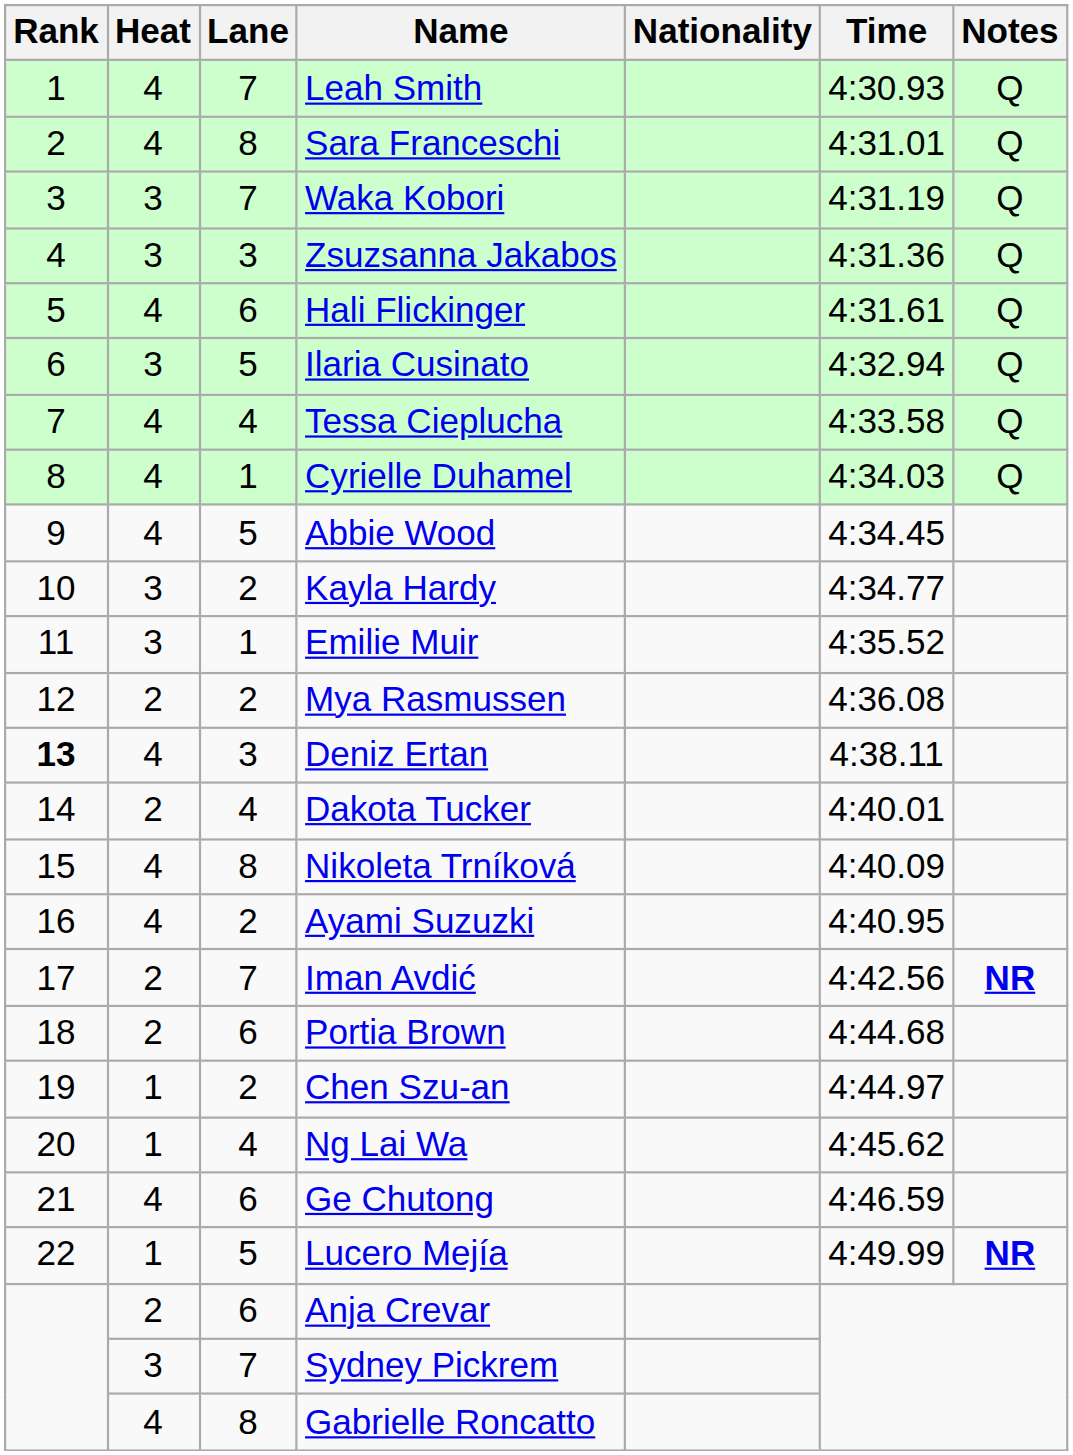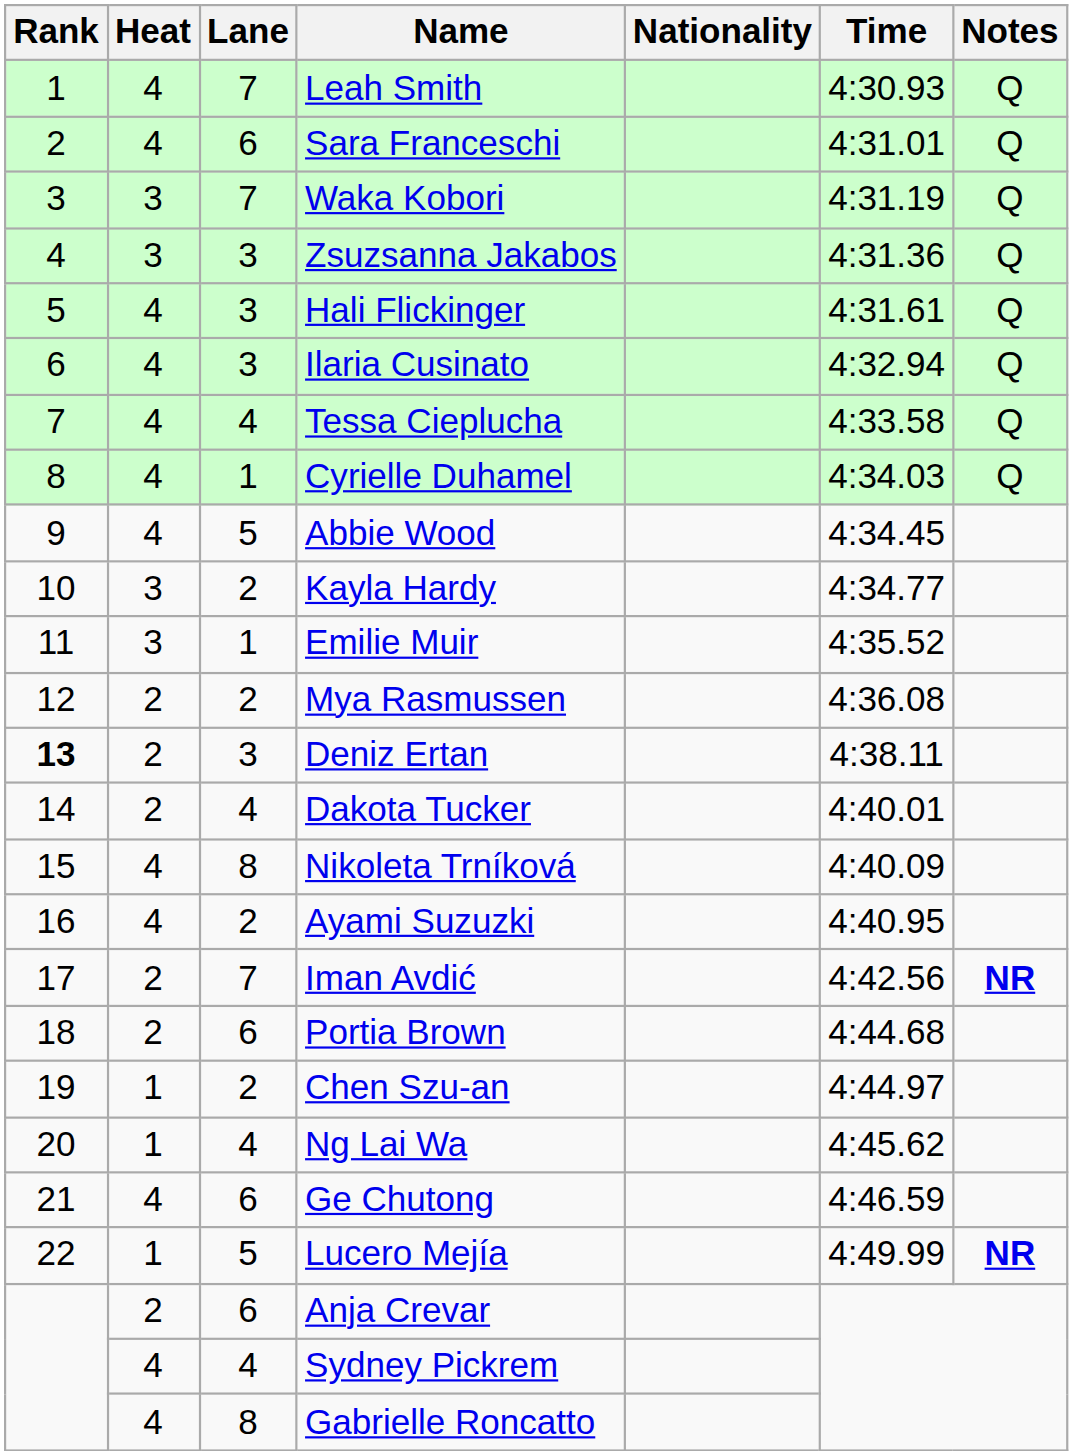(248, 143) 8 -> (248, 143) 6
(248, 310) 6 -> (248, 310) 3
(153, 365) 3 -> (153, 365) 4
(248, 365) 5 -> (248, 365) 3
(153, 754) 4 -> (153, 754) 2
(153, 1365) 3 -> (153, 1365) 4
(248, 1365) 7 -> (248, 1365) 4
